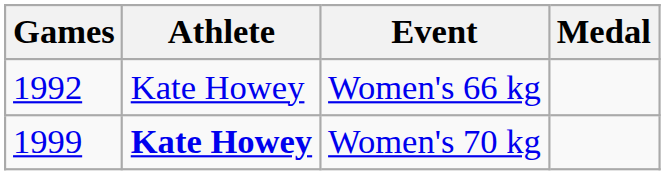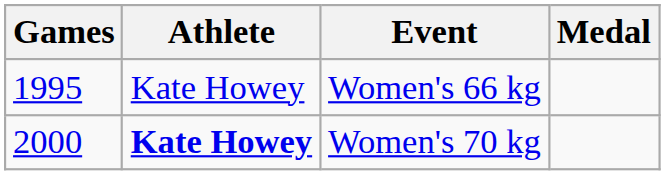(48, 86) 1992 -> (48, 86) 1995
(48, 141) 1999 -> (48, 141) 2000
